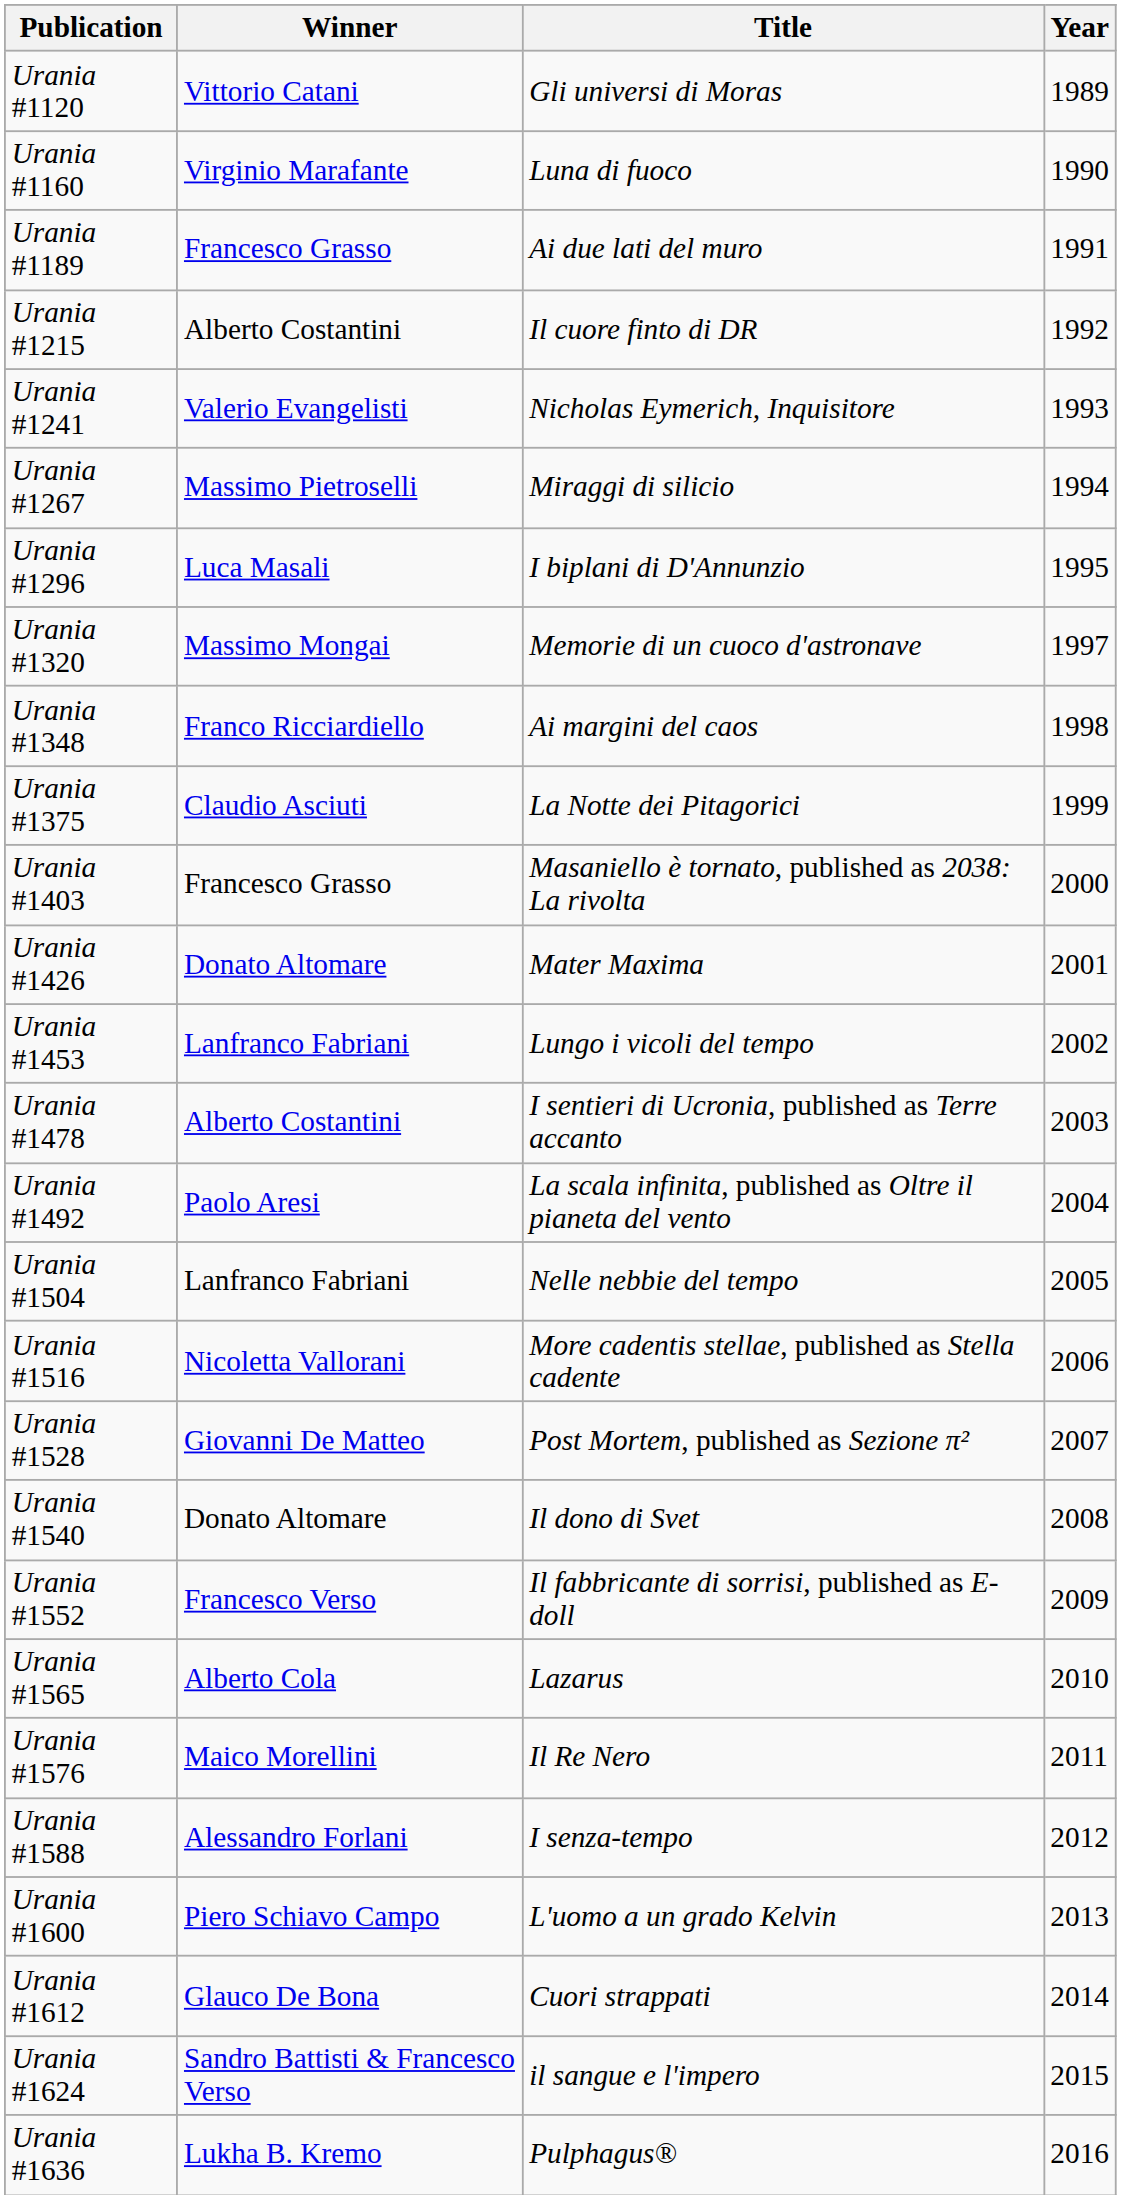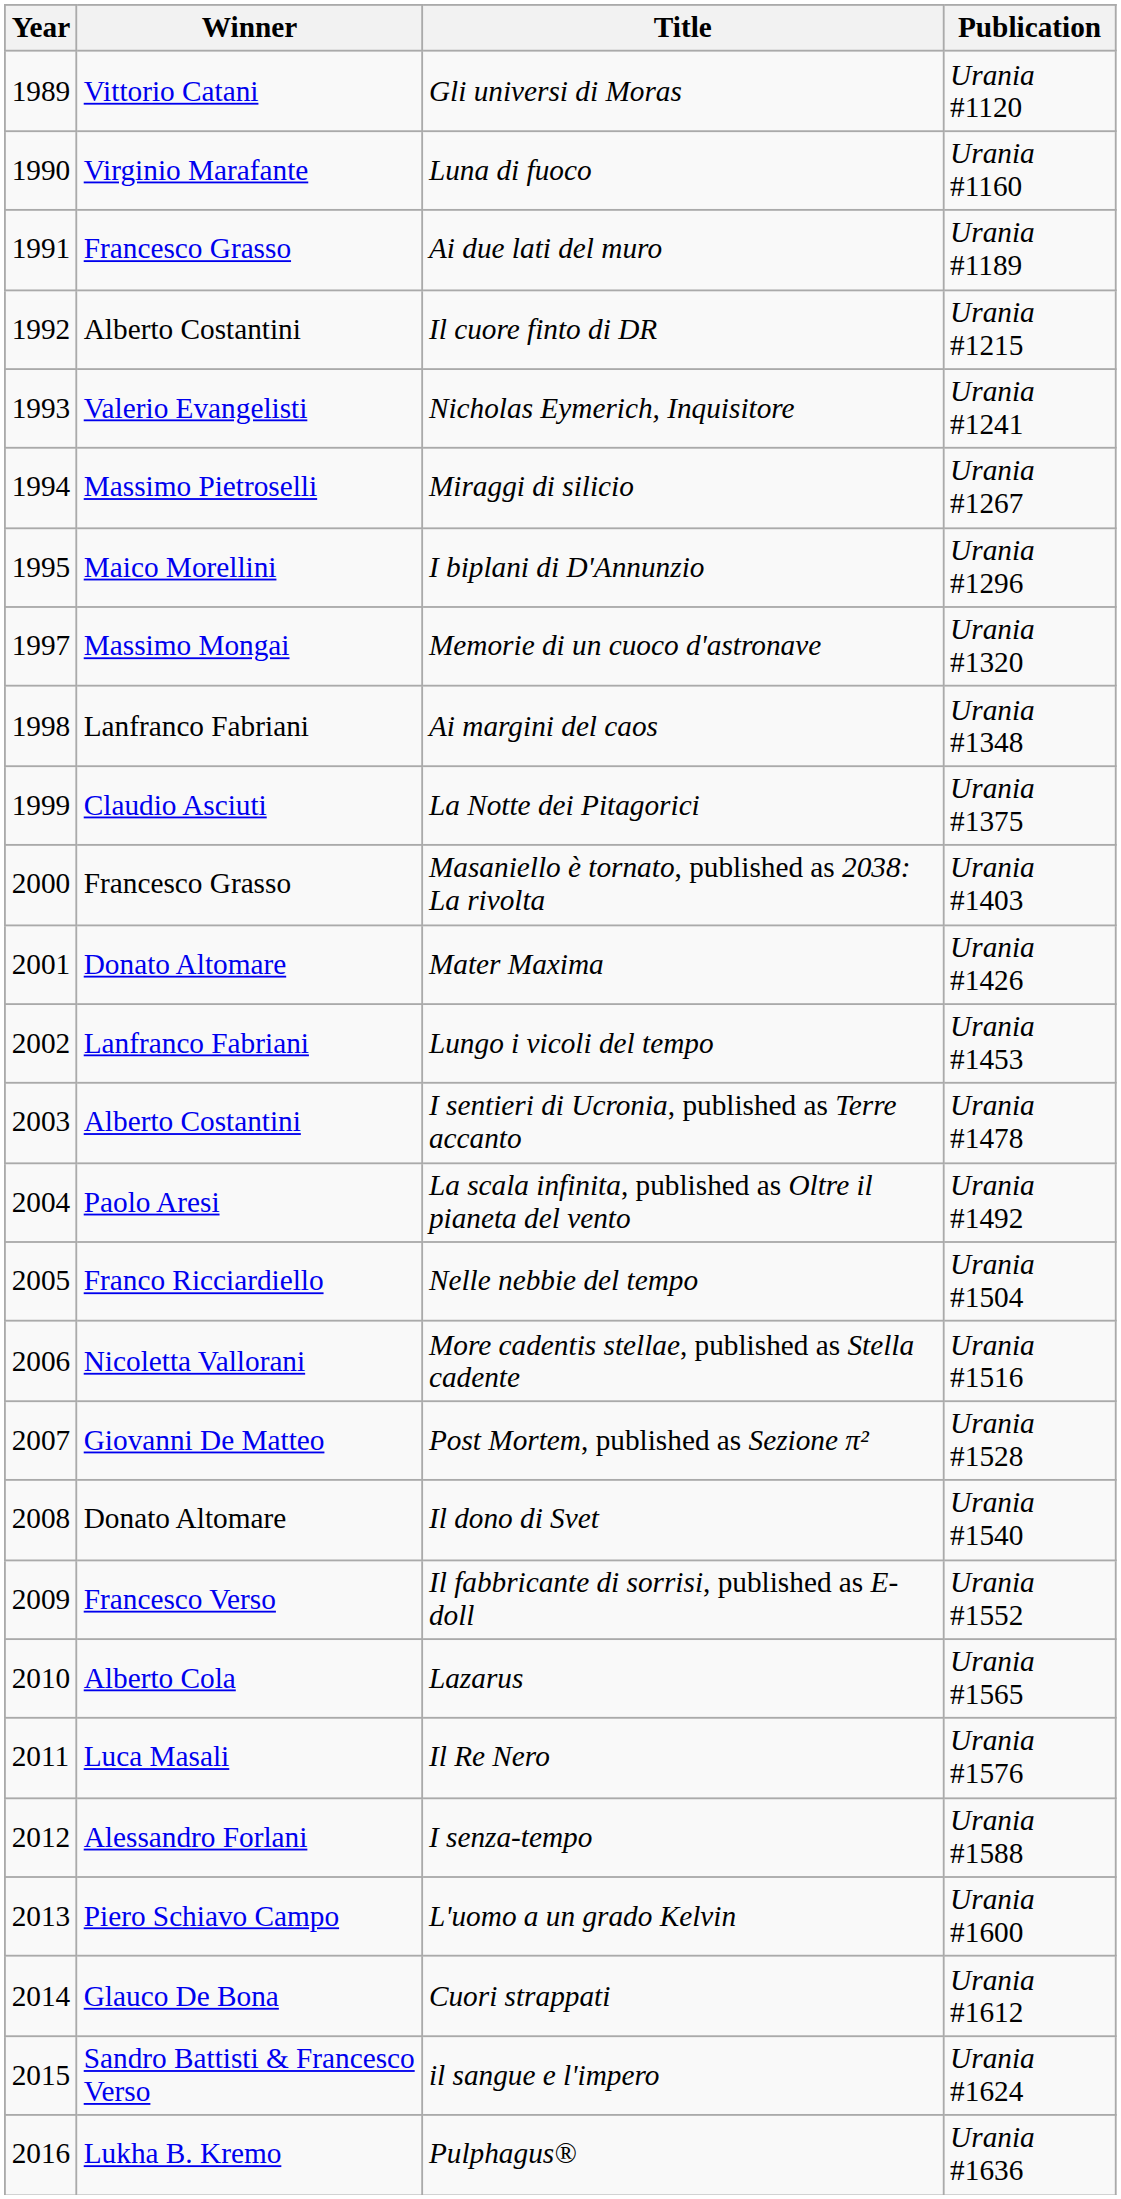columns swapped: (1080, 27) <-> (91, 27)
(257, 566) Luca Masali -> (180, 566) Maico Morellini
(304, 725) Franco Ricciardiello -> (196, 725) Lanfranco Fabriani
(297, 1281) Lanfranco Fabriani -> (204, 1281) Franco Ricciardiello
(280, 1757) Maico Morellini -> (156, 1757) Luca Masali
